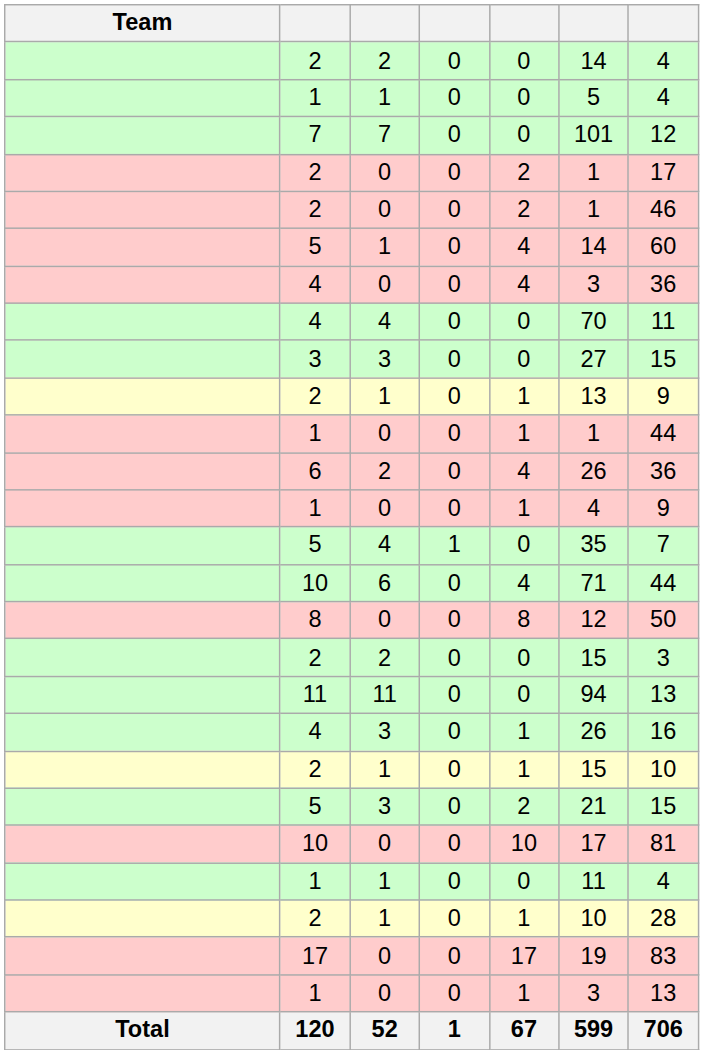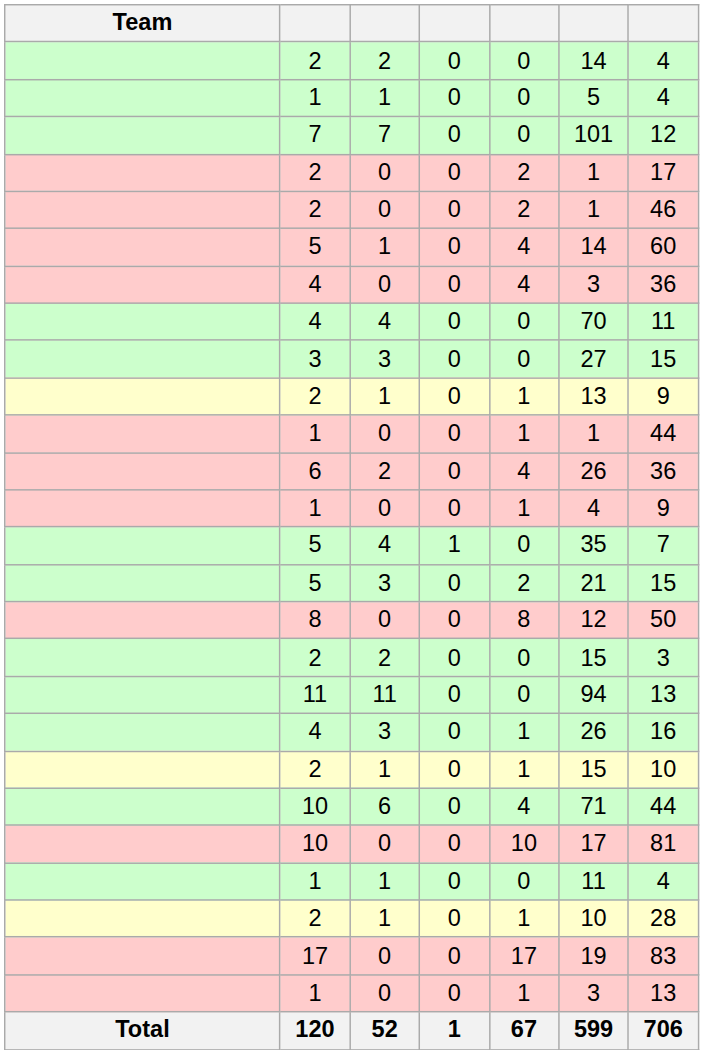rows swapped: (315, 582) <-> (315, 806)
